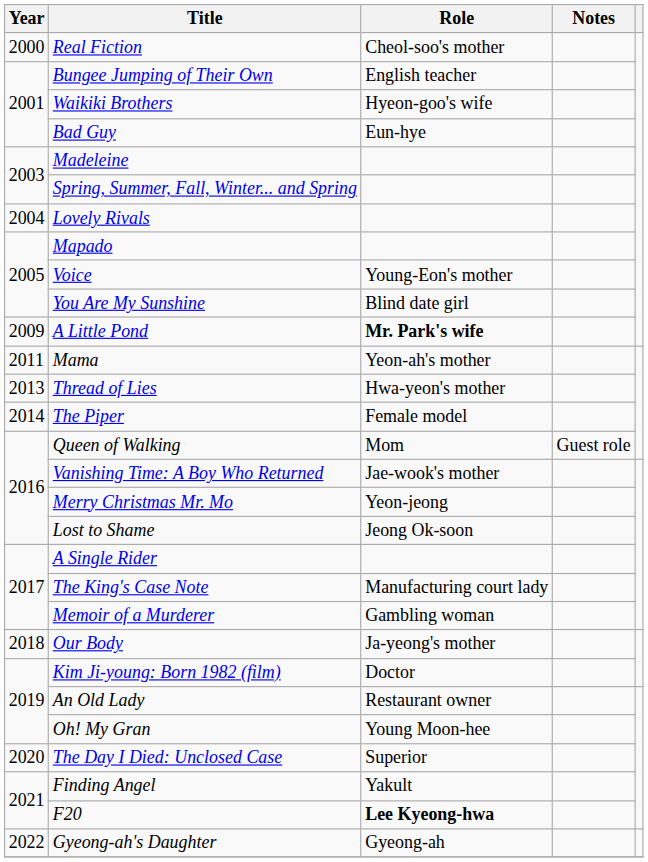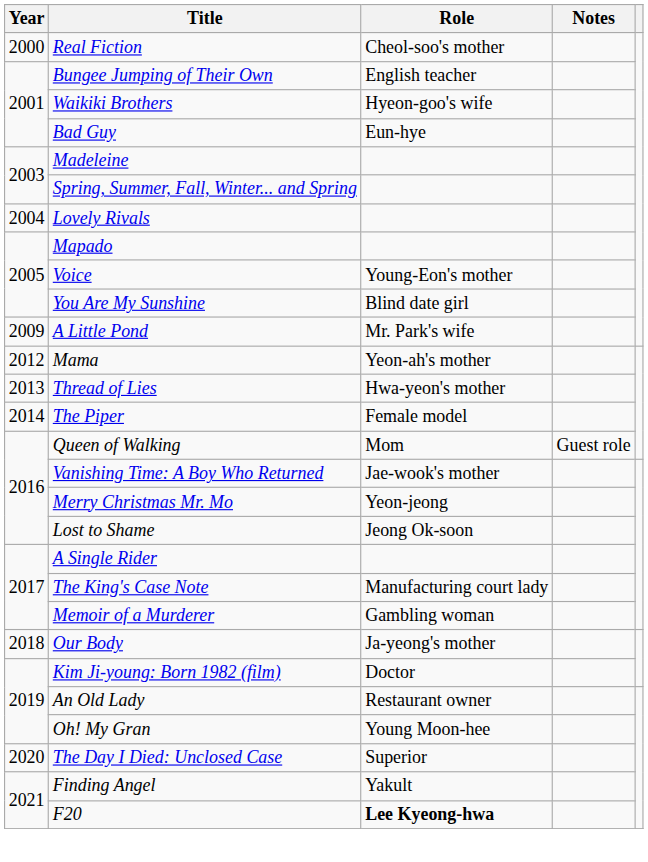(424, 331) bold -> (420, 331) normal
(26, 359) 2011 -> (27, 359) 2012
- row: (135, 842)
